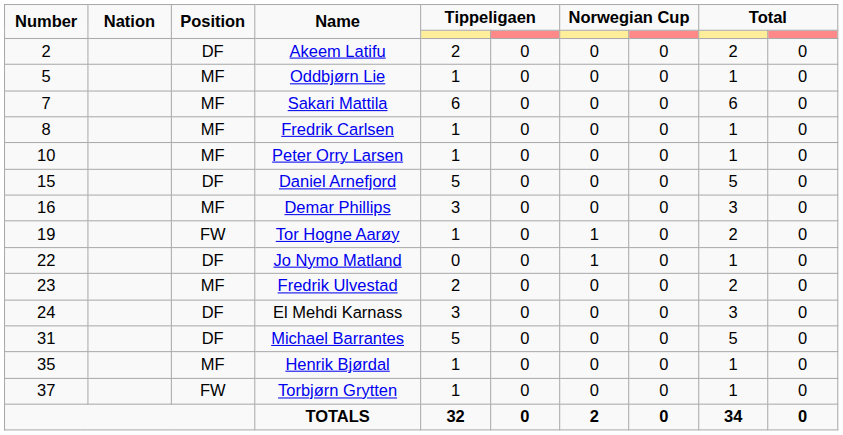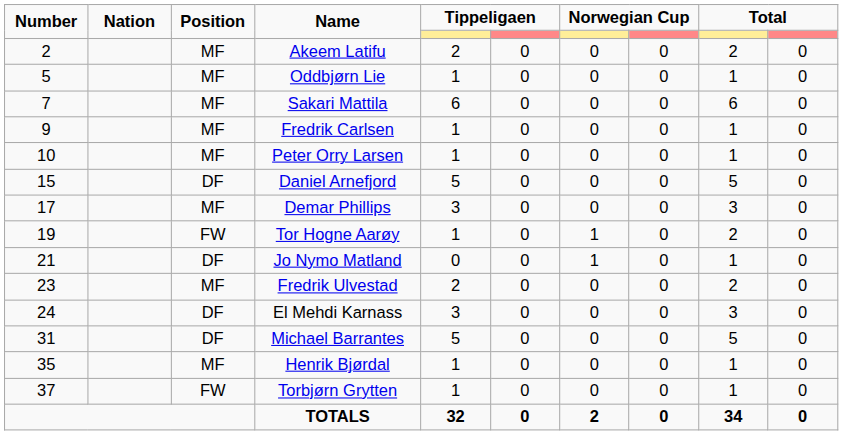(213, 51) DF -> (213, 51) MF
(46, 129) 8 -> (46, 129) 9
(46, 208) 16 -> (46, 208) 17
(46, 260) 22 -> (46, 260) 21
